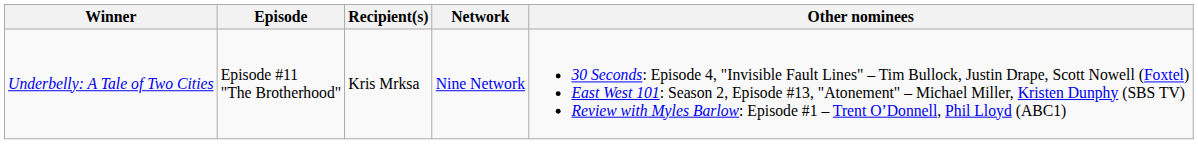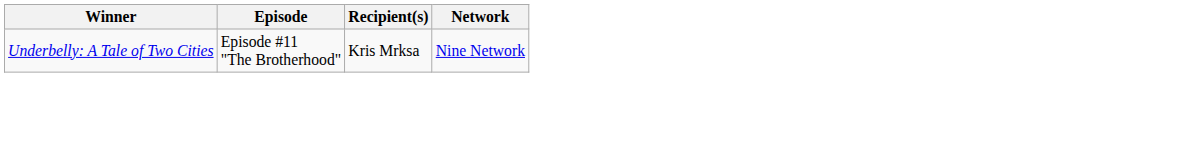- column: (861, 16)
